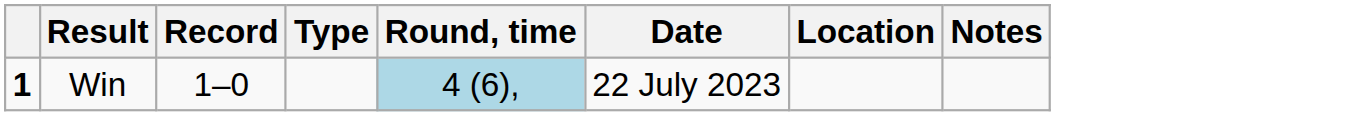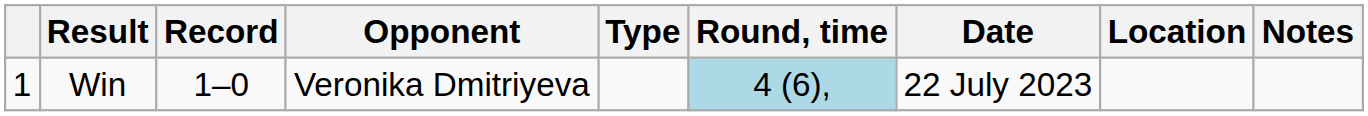+ column: (442, 32)
(22, 84) bold -> (22, 84) normal
